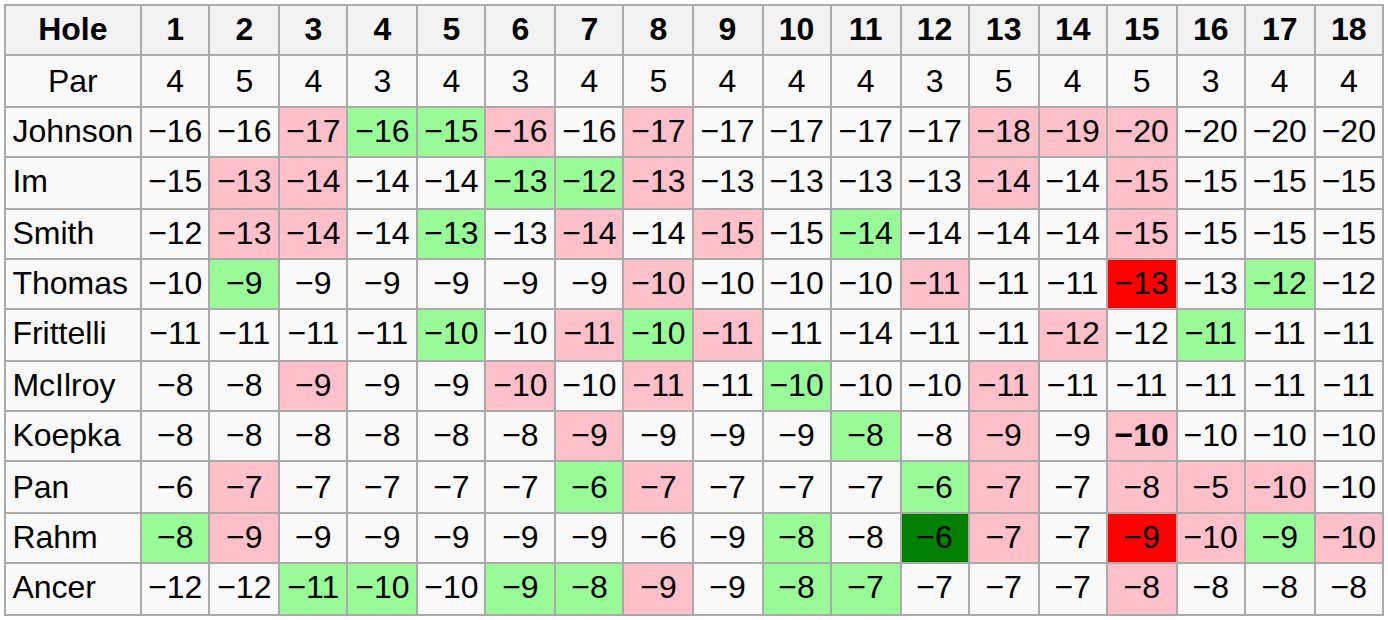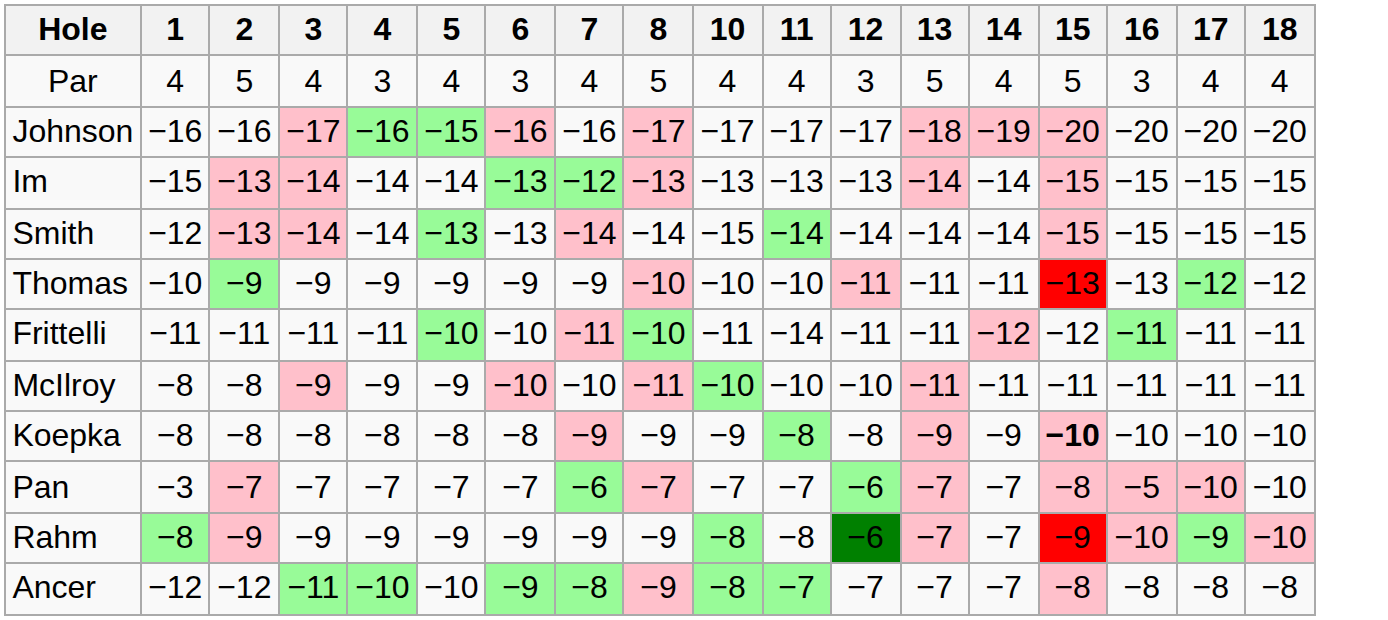- column: (728, 29)
(175, 486) −6 -> (175, 486) −3
(658, 537) −6 -> (658, 537) −9
